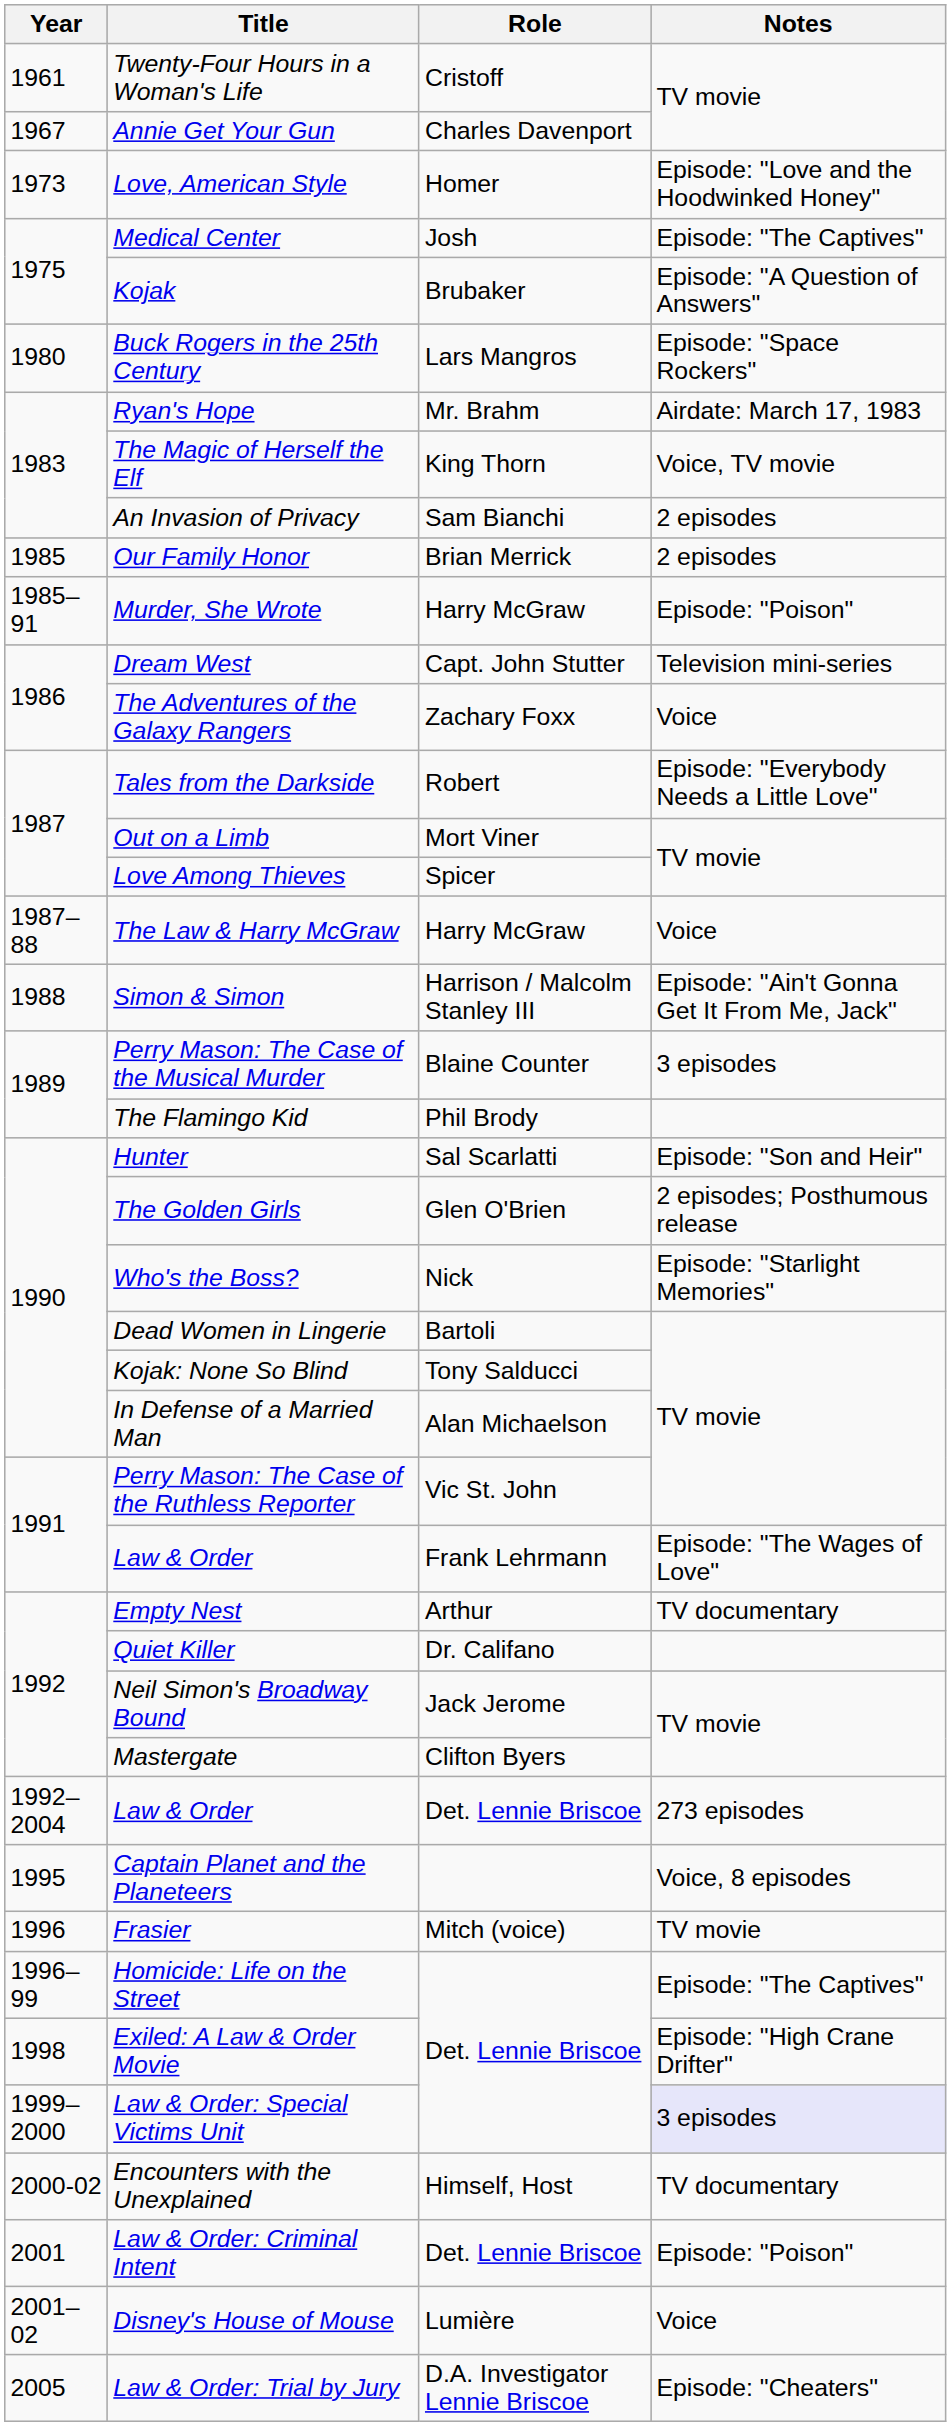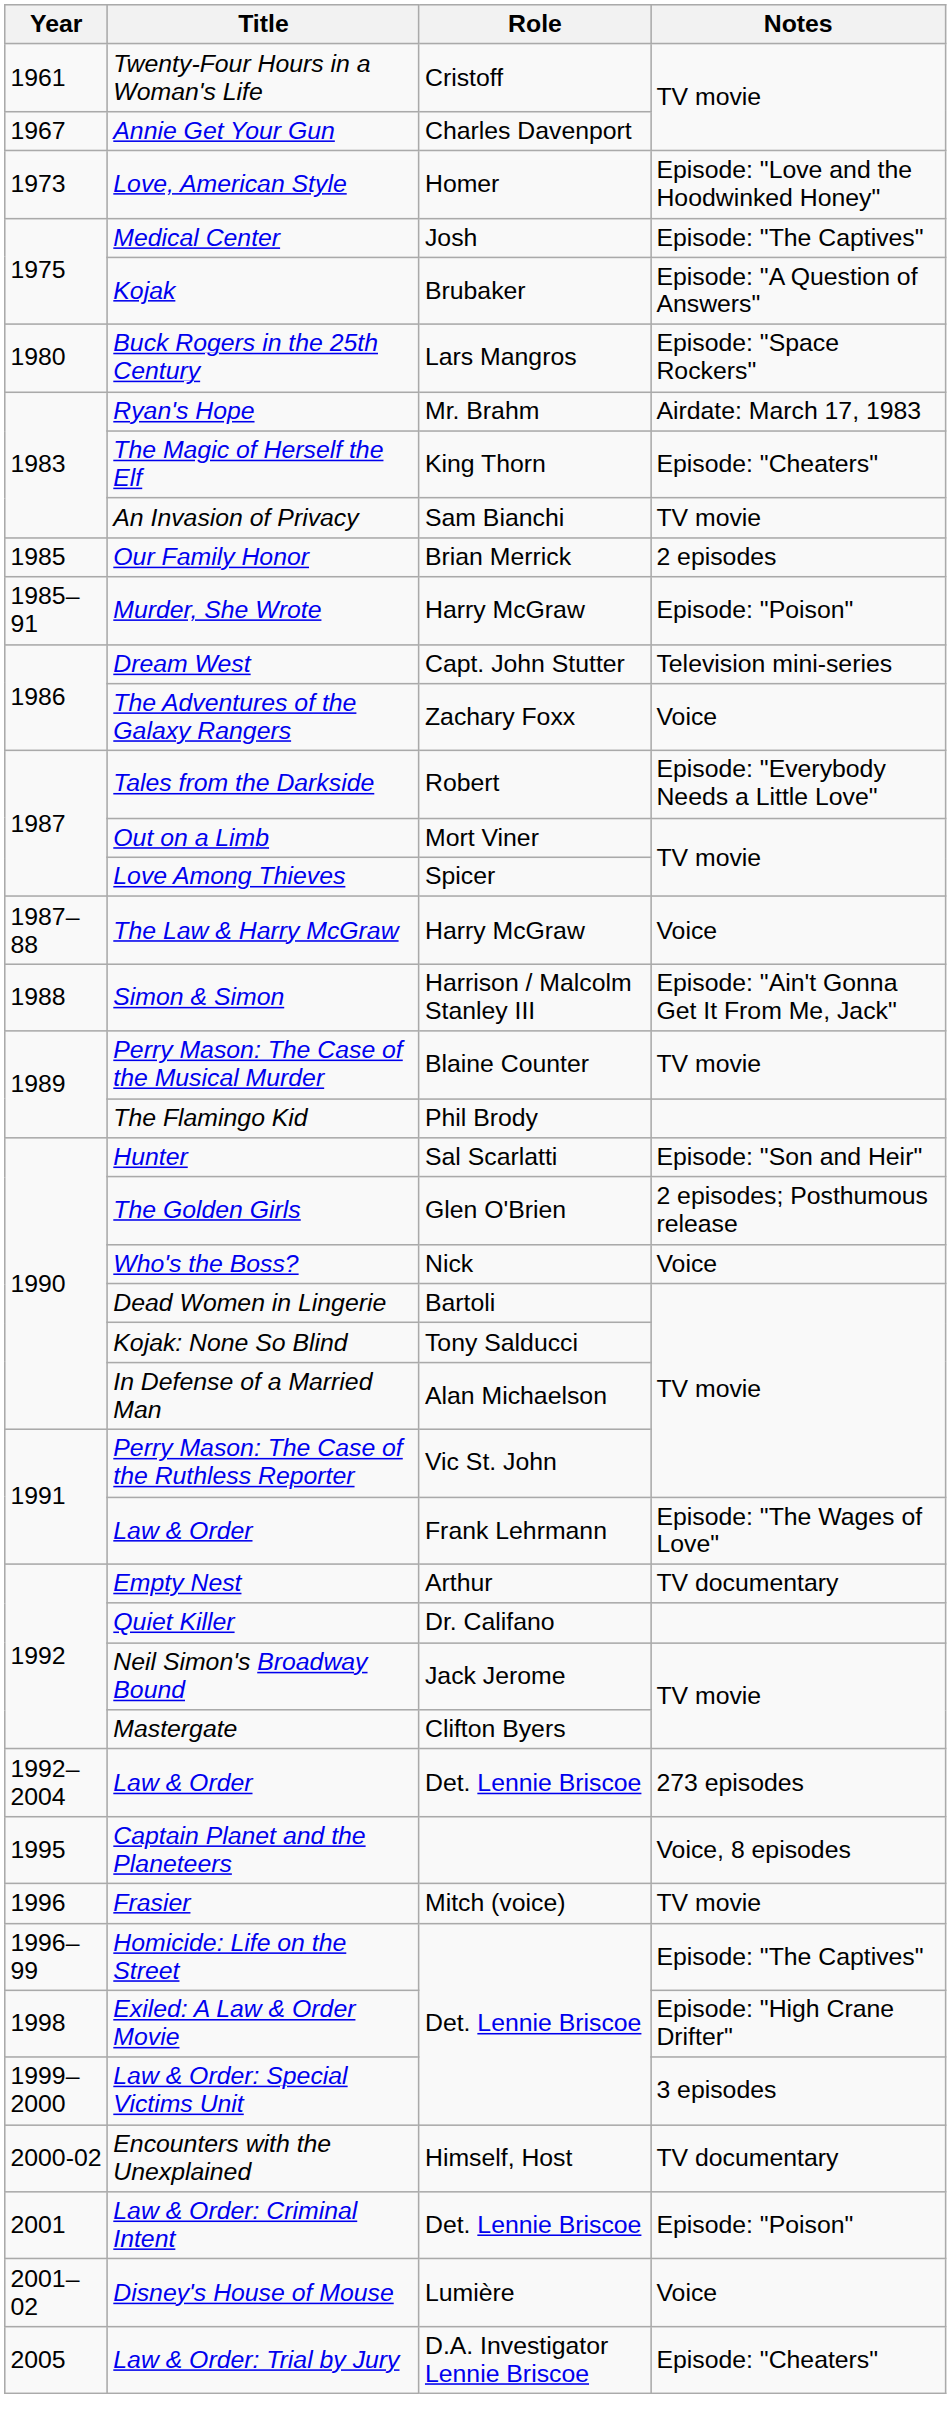(746, 464) Voice, TV movie -> (767, 464) Episode: "Cheaters"
(716, 517) 2 episodes -> (709, 517) TV movie
(716, 1064) 3 episodes -> (709, 1064) TV movie
(758, 1277) Episode: "Starlight Memories" -> (687, 1263) Voice
(716, 2118) lavender background -> (716, 2090) no background
